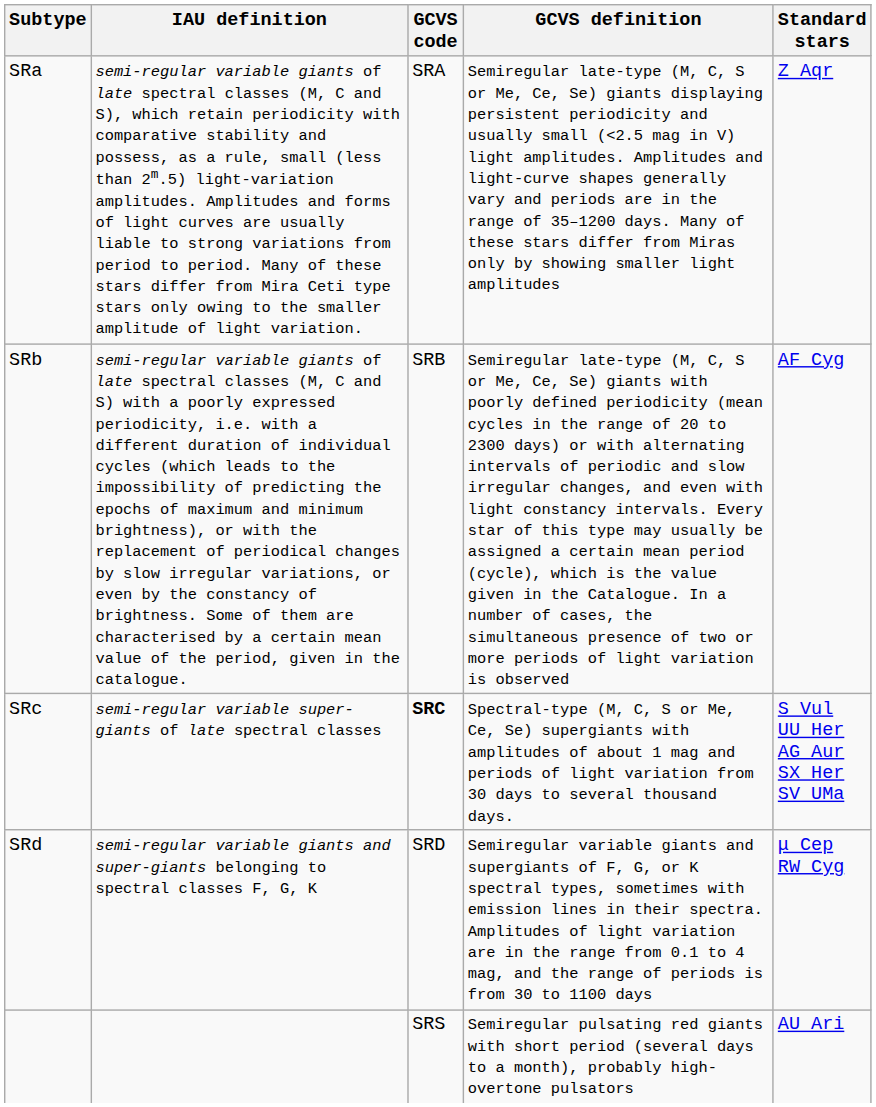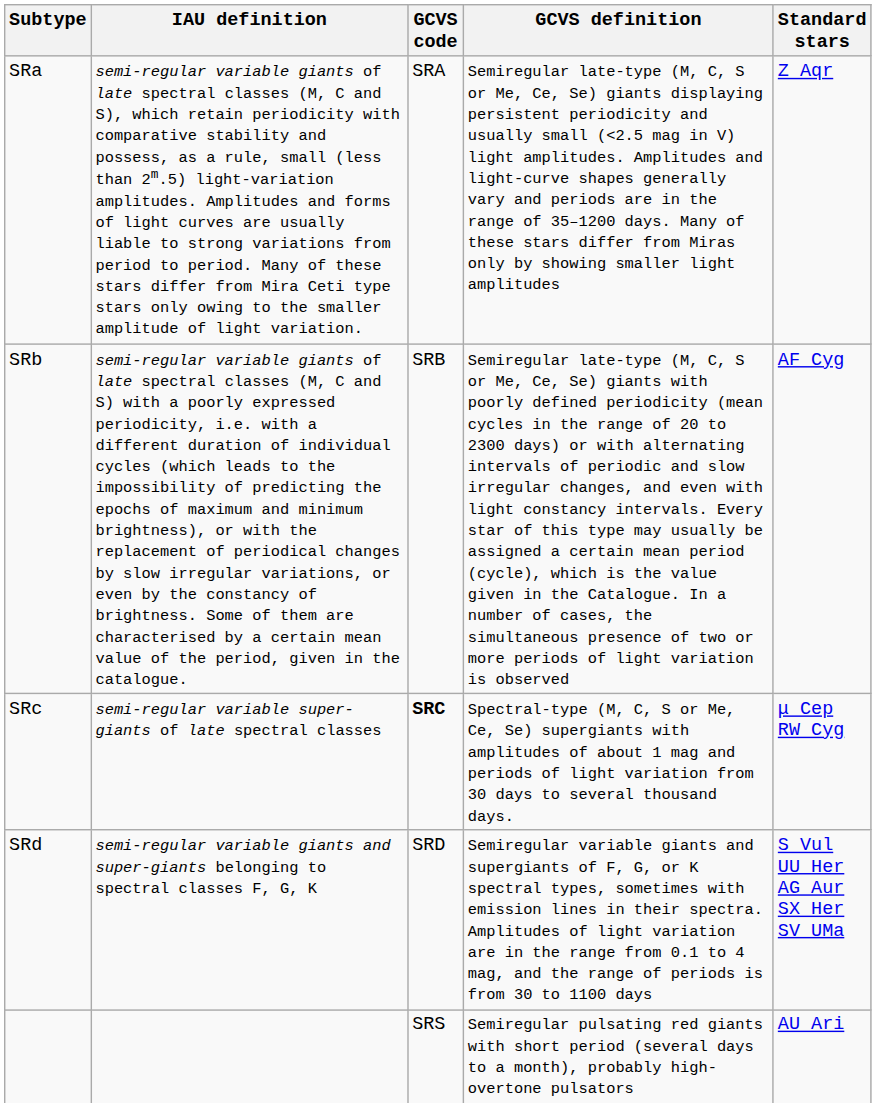(811, 751) S Vul UU Her AG Aur SX Her SV UMa -> (811, 719) μ Cep RW Cyg
(811, 856) μ Cep RW Cyg -> (811, 888) S Vul UU Her AG Aur SX Her SV UMa
